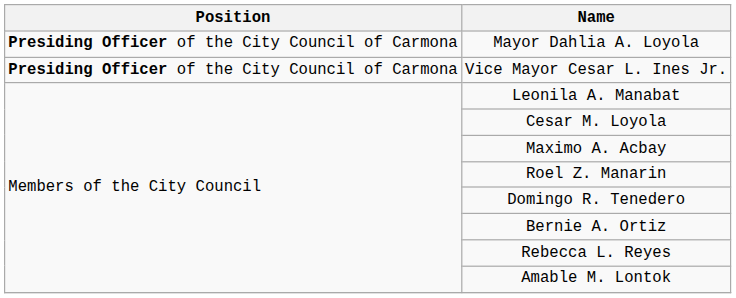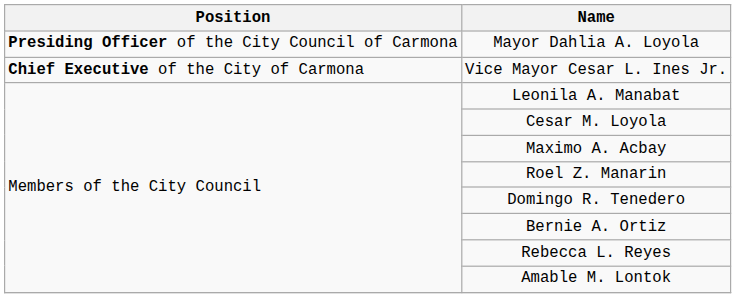(233, 70) Presiding Officer of the City Council of Carmona -> (186, 70) Chief Executive of the City of Carmona
